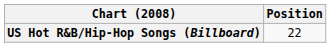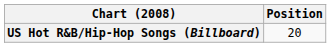(295, 33) 22 -> (295, 33) 20
